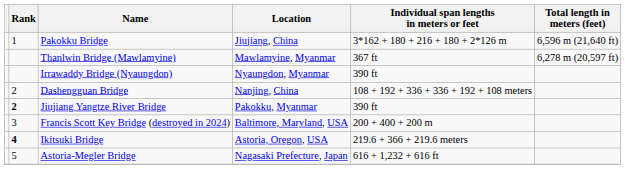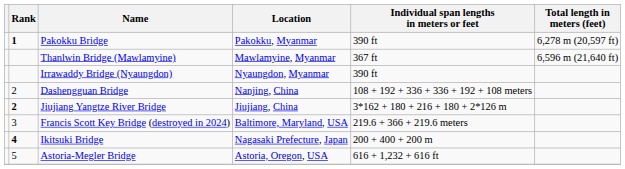(14, 40) normal -> (14, 40) bold
(266, 40) Jiujiang, China -> (276, 40) Pakokku, Myanmar
(430, 40) 3*162 + 180 + 216 + 180 + 2*126 m -> (365, 40) 390 ft
(578, 40) 6,596 m (21,640 ft) -> (578, 40) 6,278 m (20,597 ft)
(578, 57) 6,278 m (20,597 ft) -> (578, 57) 6,596 m (21,640 ft)
(276, 106) Pakokku, Myanmar -> (266, 106) Jiujiang, China
(365, 106) 390 ft -> (430, 106) 3*162 + 180 + 216 + 180 + 2*126 m
(393, 123) 200 + 400 + 200 m -> (410, 123) 219.6 + 366 + 219.6 meters
(281, 139) Astoria, Oregon, USA -> (291, 139) Nagasaki Prefecture, Japan
(410, 139) 219.6 + 366 + 219.6 meters -> (393, 139) 200 + 400 + 200 m
(291, 156) Nagasaki Prefecture, Japan -> (281, 156) Astoria, Oregon, USA
